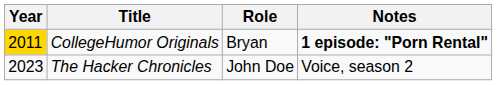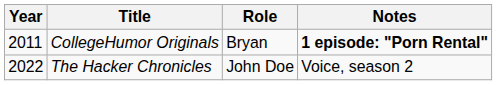(25, 42) gold background -> (25, 42) no background
(26, 67) 2023 -> (26, 67) 2022
